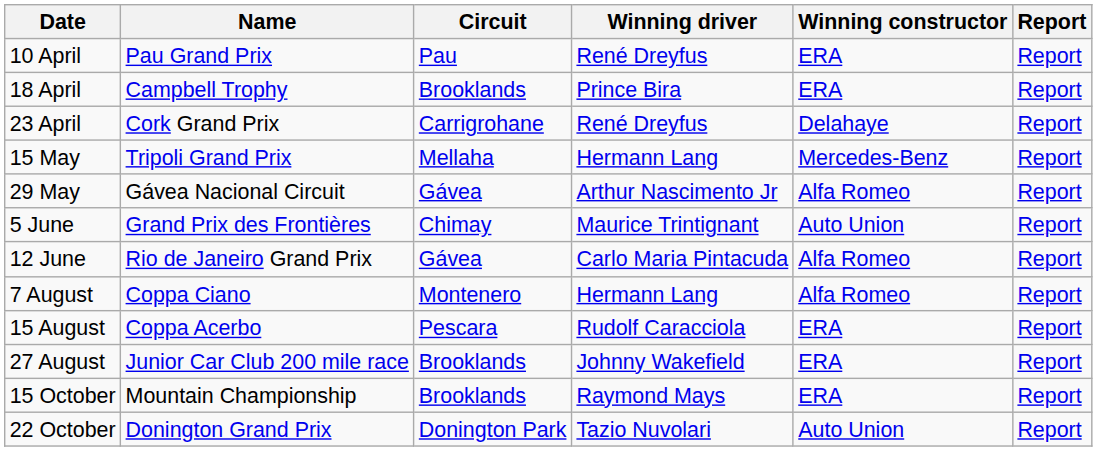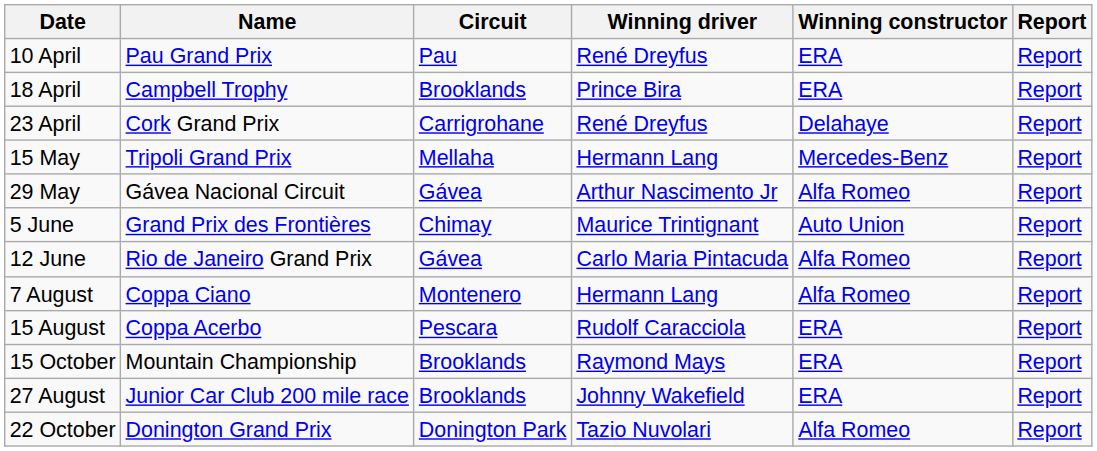rows swapped: (57, 361) <-> (63, 395)
(851, 429) Auto Union -> (854, 429) Alfa Romeo
